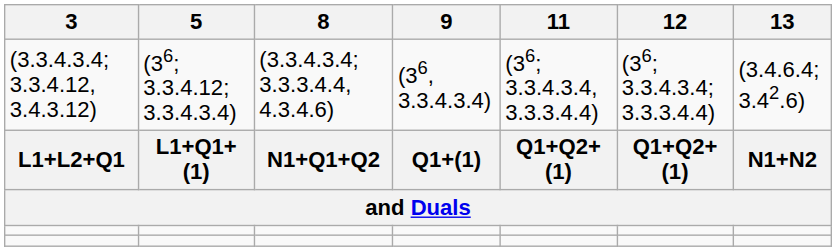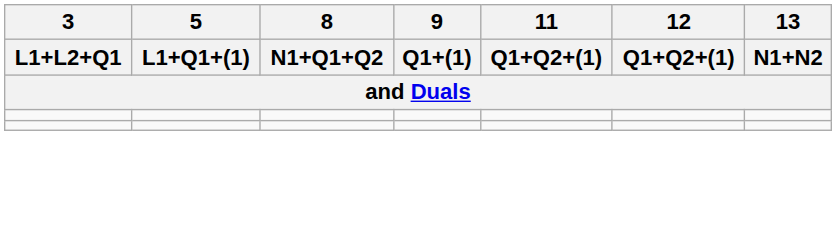- row: (59, 84)
